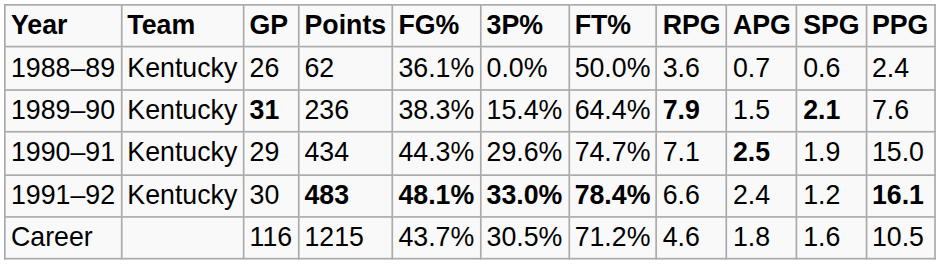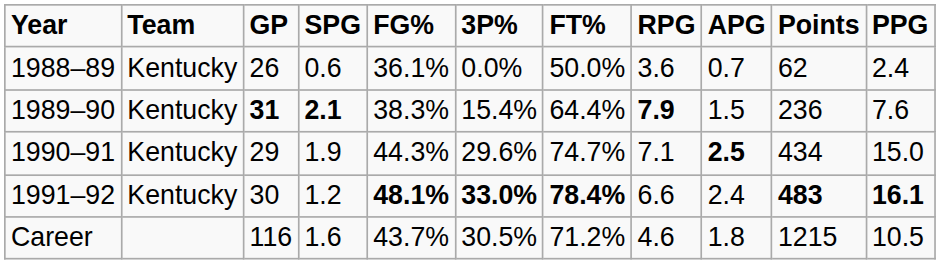columns swapped: (345, 25) <-> (831, 25)
